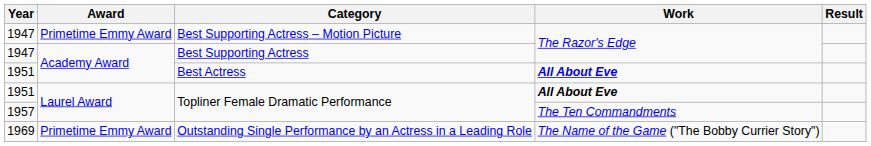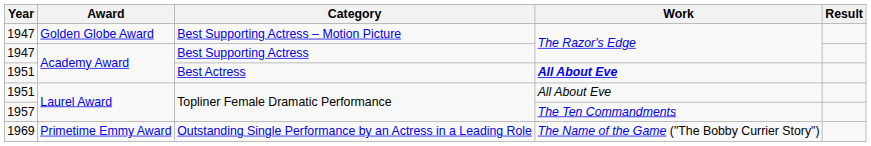(106, 33) Primetime Emmy Award -> (97, 33) Golden Globe Award
(577, 92) bold -> (574, 92) normal
